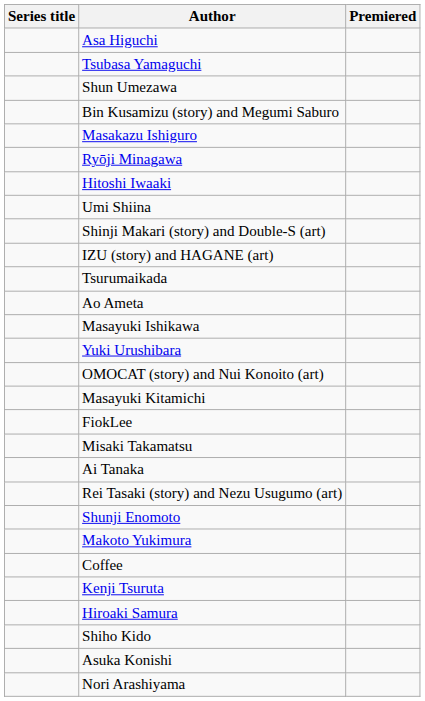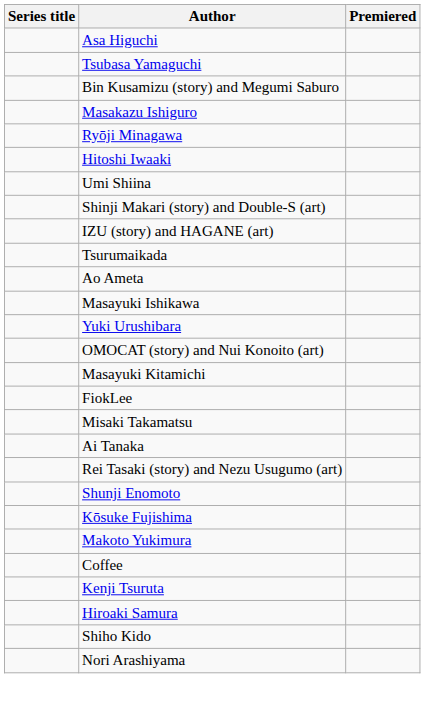- row: (130, 87)
+ row: (137, 517)
- row: (127, 660)
